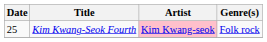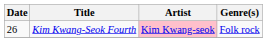(12, 29) 25 -> (12, 29) 26
